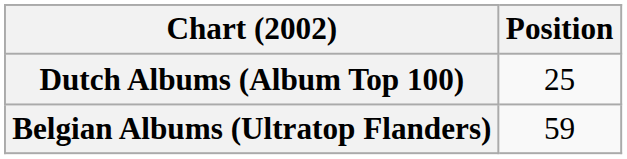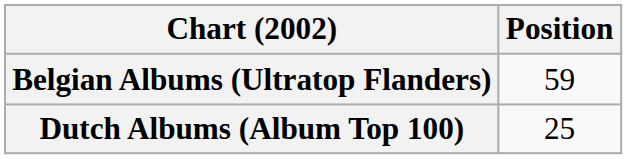rows swapped: (252, 128) <-> (252, 78)
